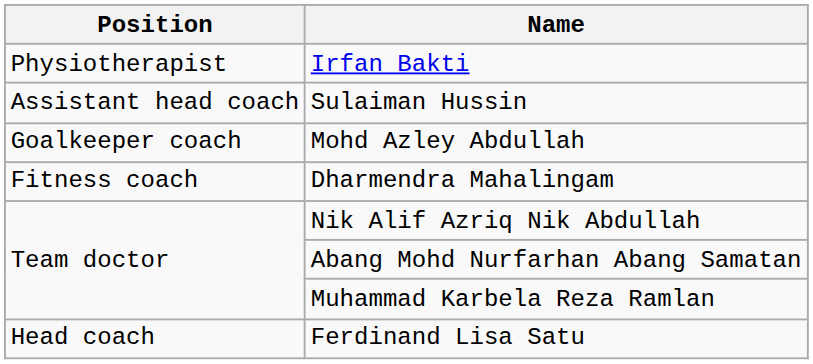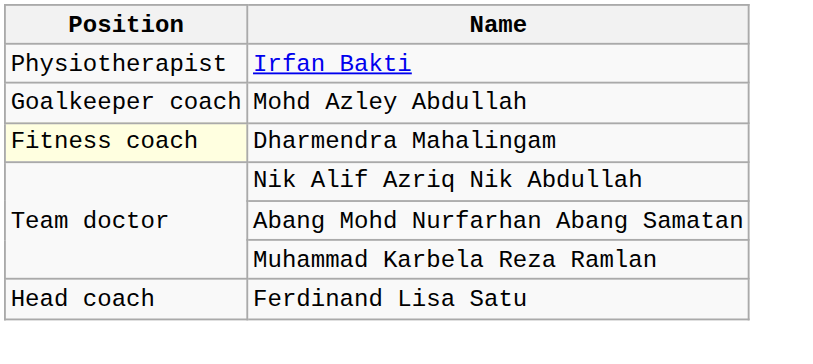- row: (419, 103)
(104, 181) no background -> (104, 142) lightyellow background
